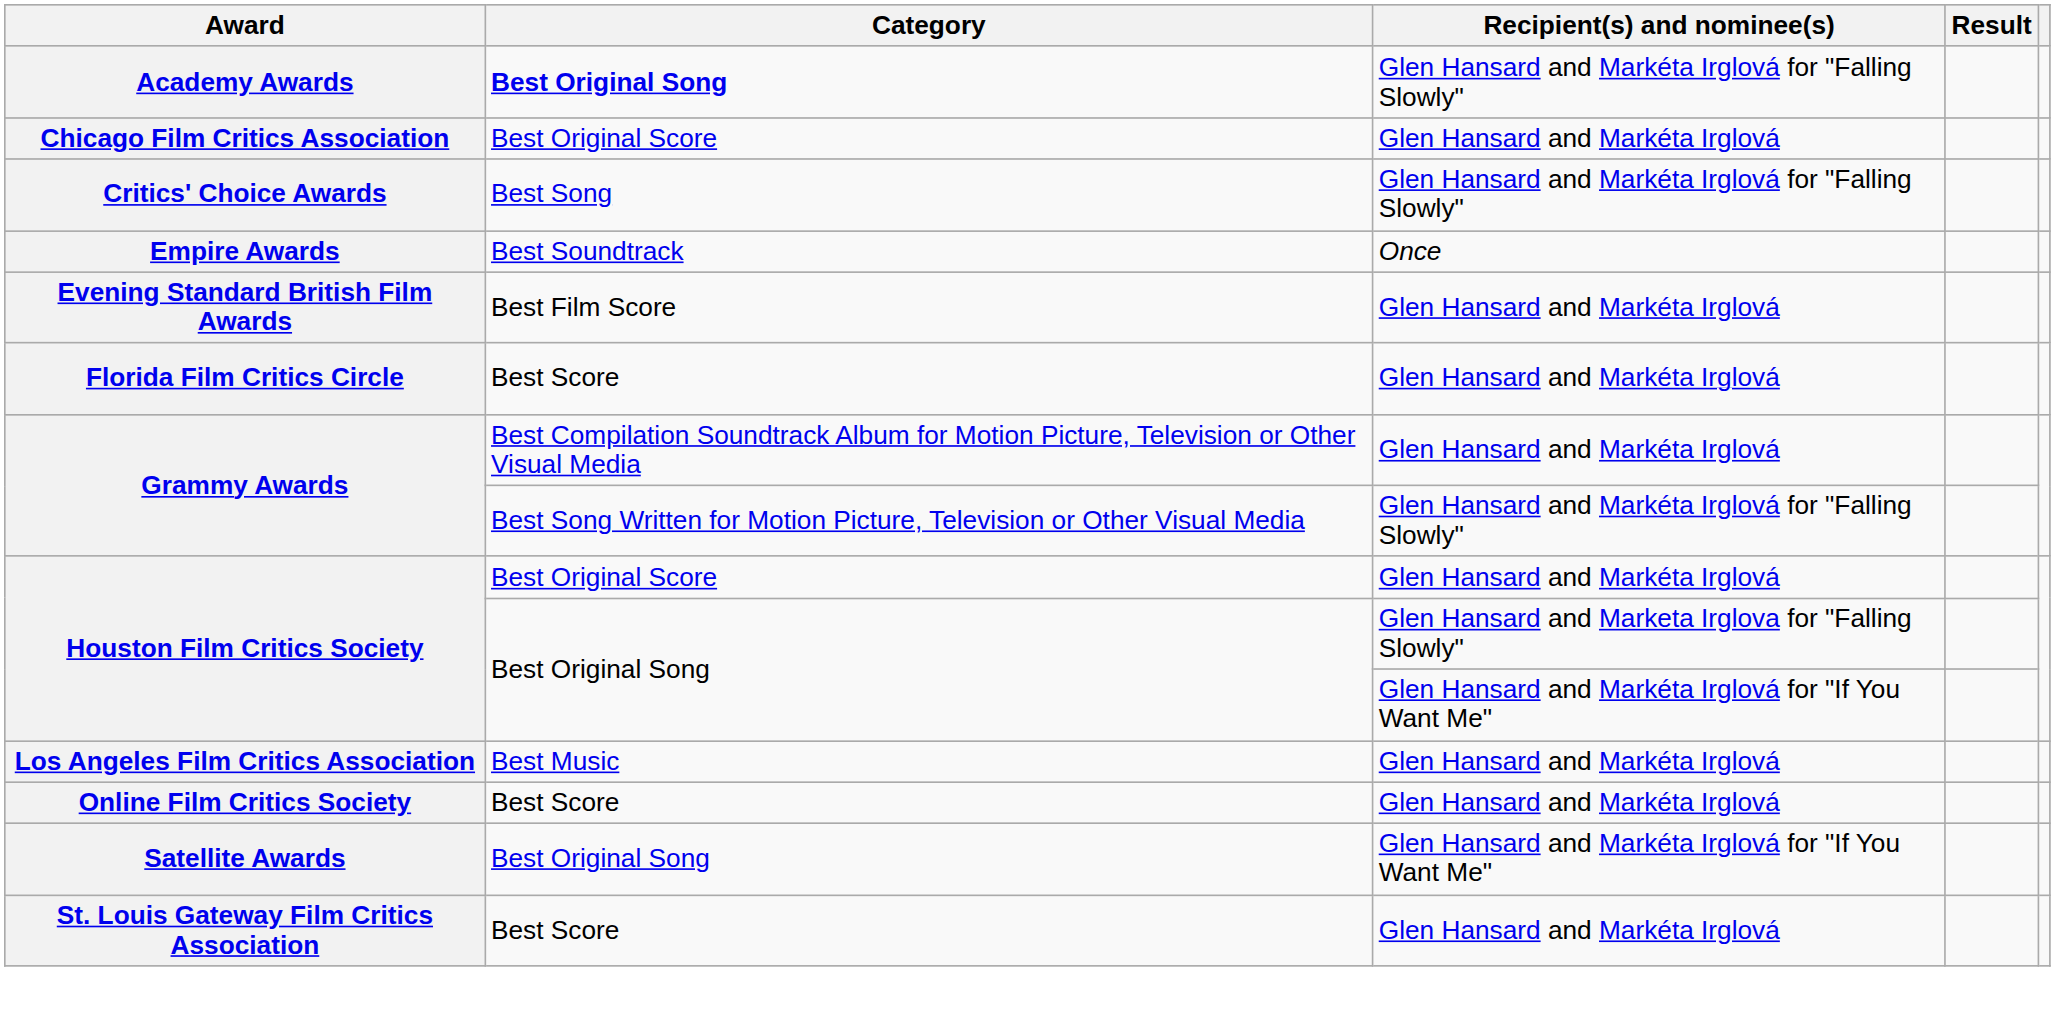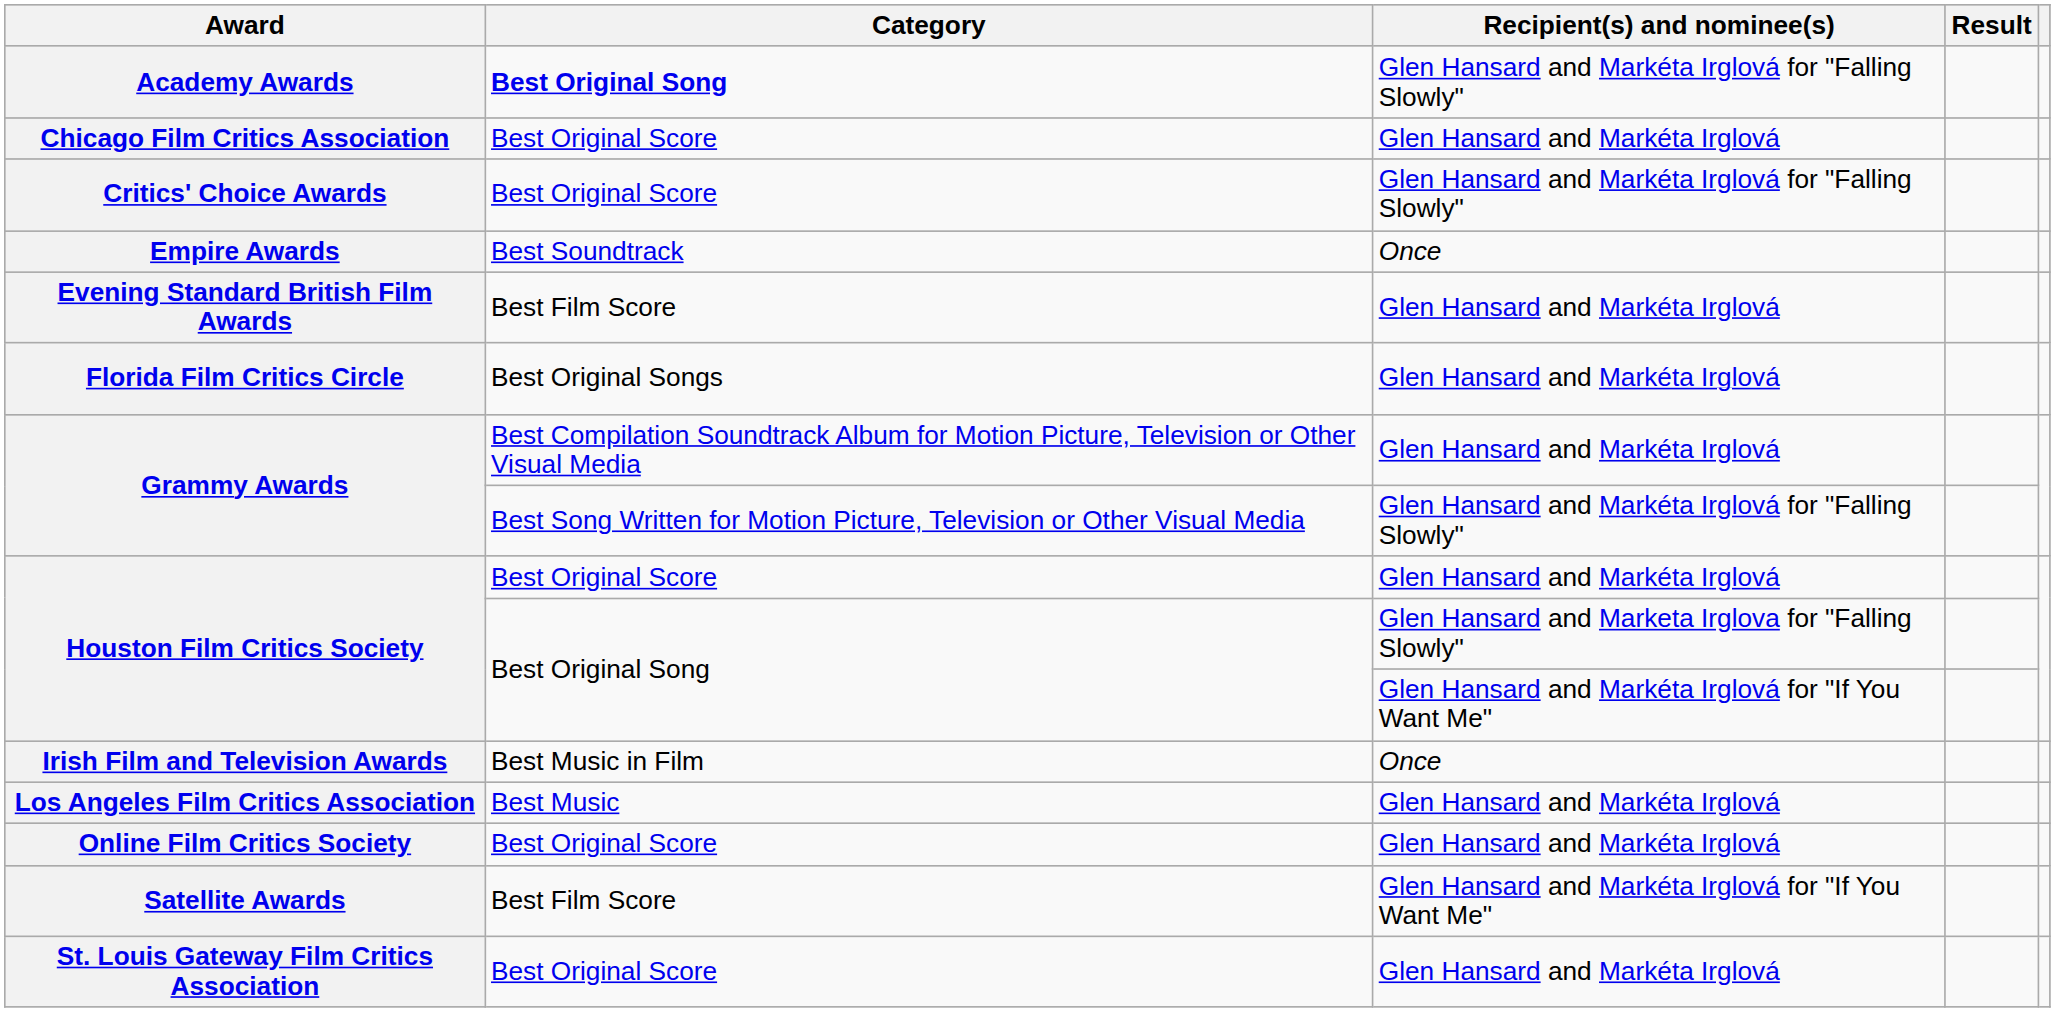(552, 194) Best Song -> (604, 194) Best Original Score
(555, 378) Best Score -> (607, 378) Best Original Songs
+ row: (245, 760)
(555, 802) Best Score -> (604, 844) Best Original Score
(600, 858) Best Original Song -> (584, 900) Best Film Score
(555, 929) Best Score -> (604, 971) Best Original Score
